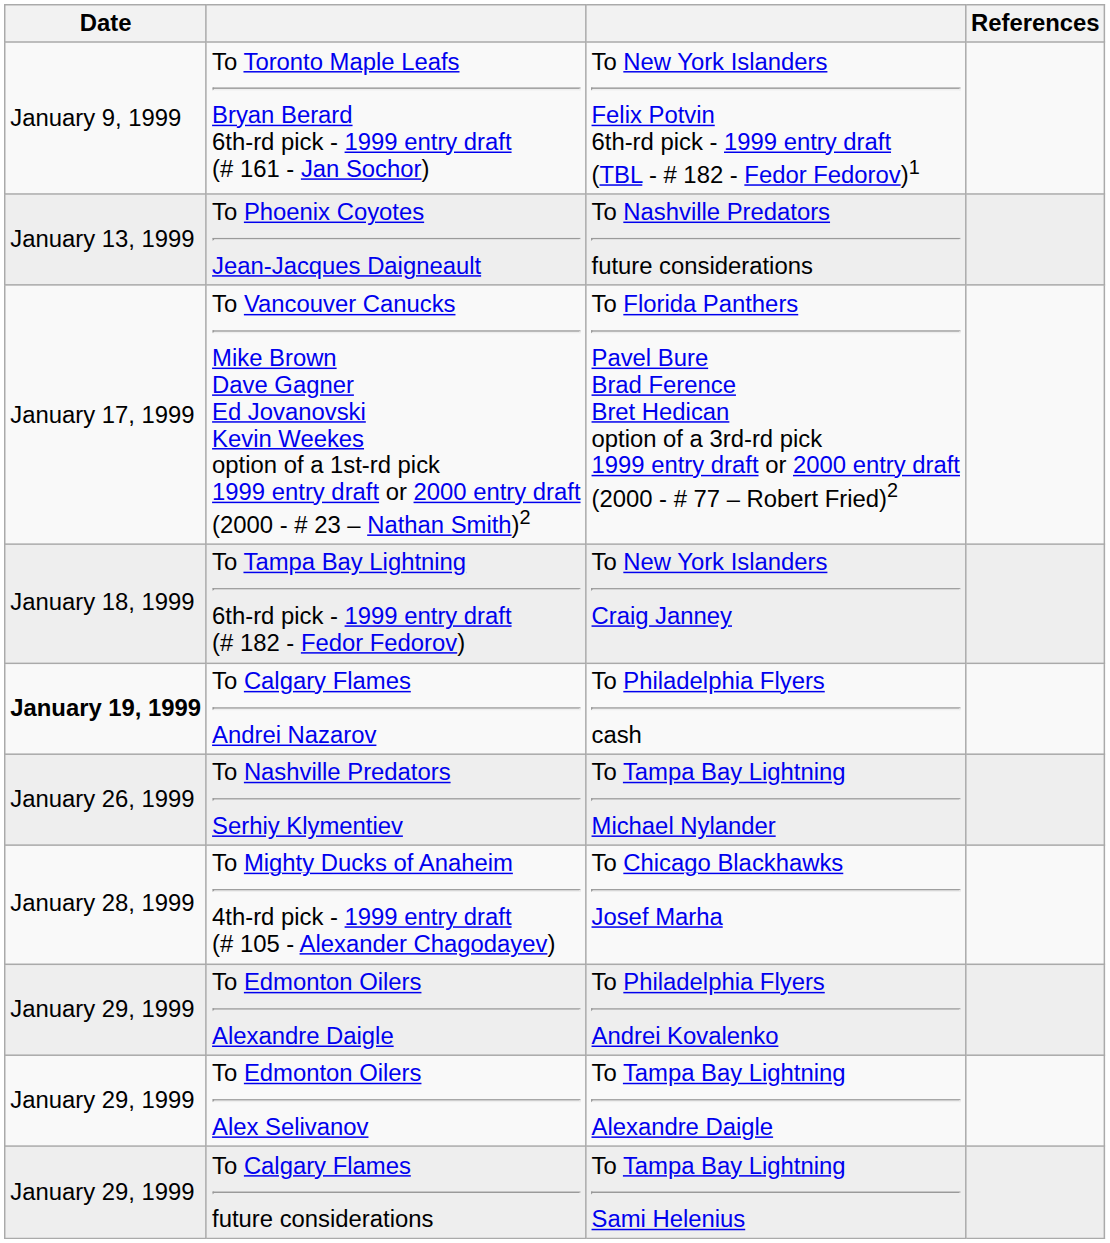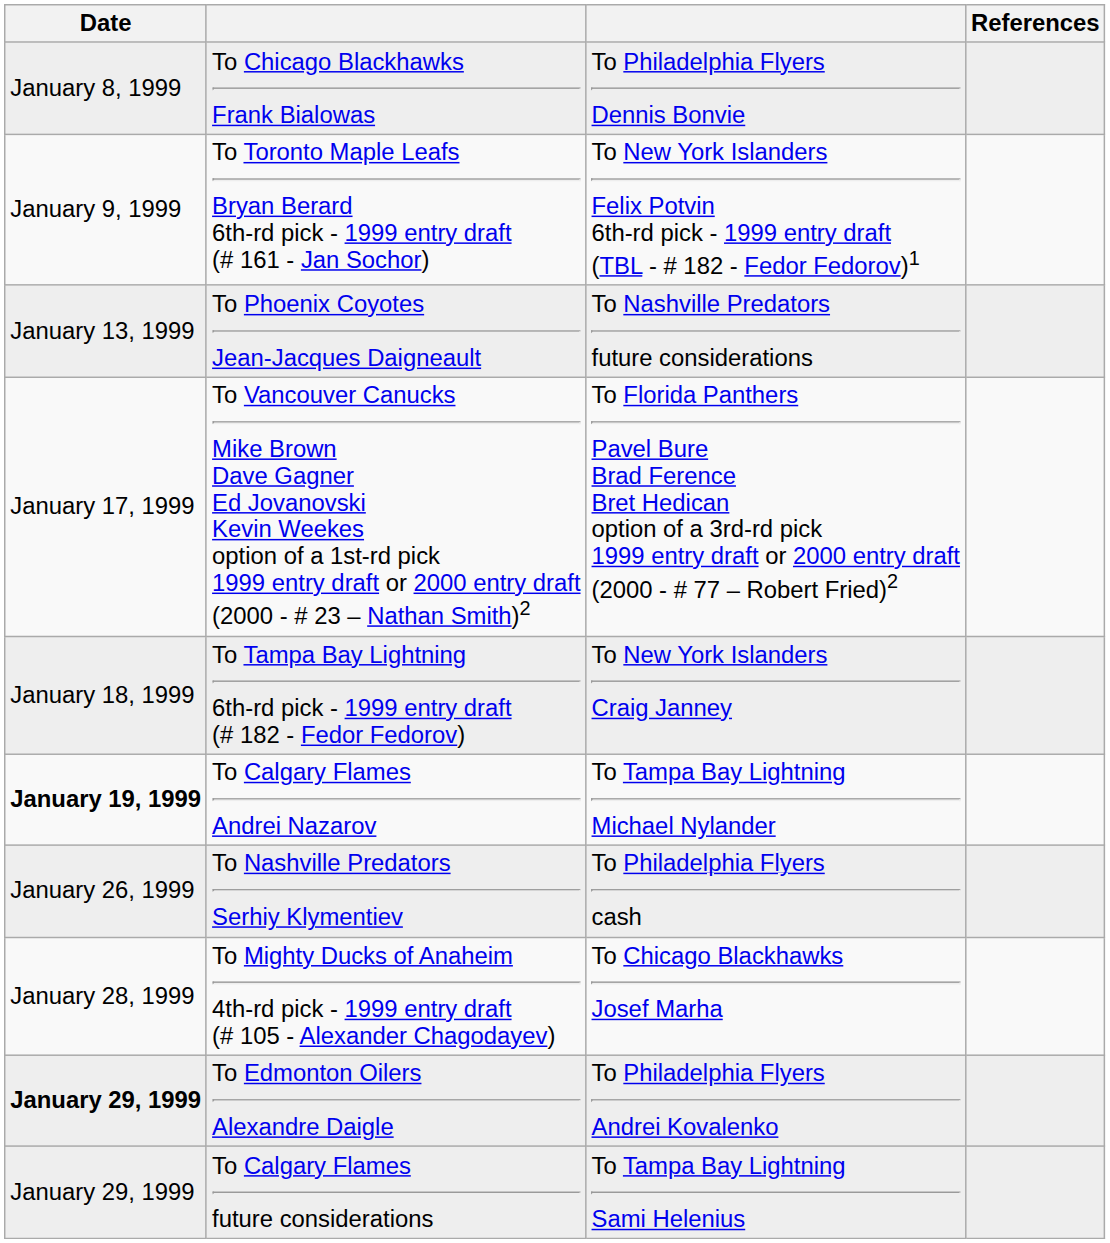+ row: (396, 88)
(776, 708) To Philadelphia Flyers cash -> (776, 799) To Tampa Bay Lightning Michael Nylander
(776, 799) To Tampa Bay Lightning Michael Nylander -> (776, 891) To Philadelphia Flyers cash
(102, 1009) normal -> (106, 1100) bold
- row: (396, 1100)
